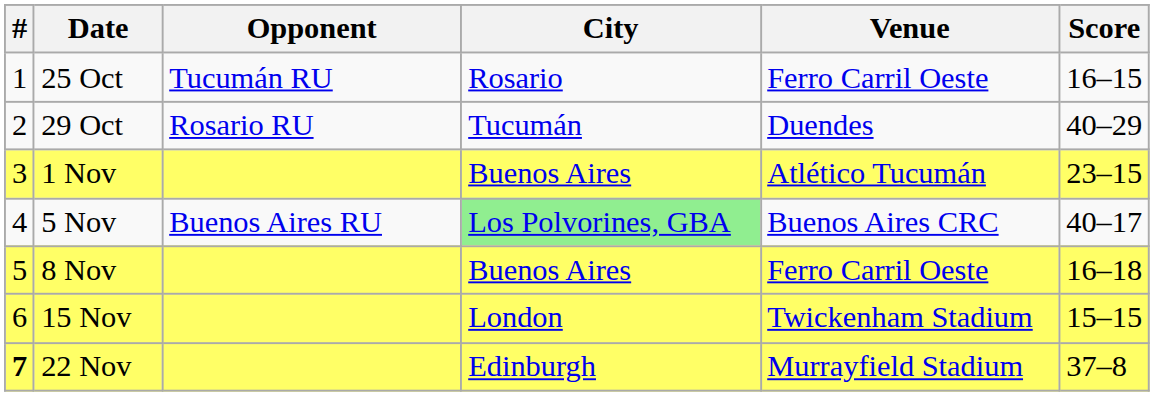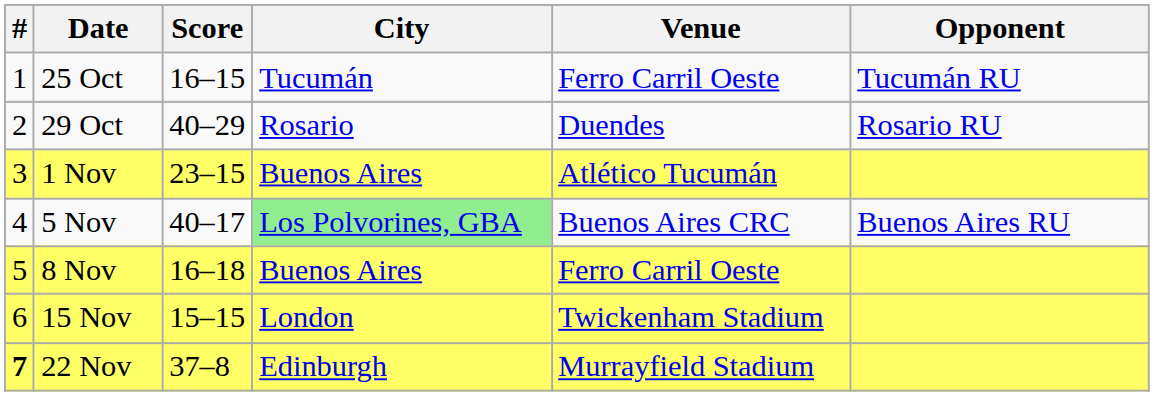columns swapped: (312, 28) <-> (1104, 28)
(515, 76) Rosario -> (316, 76) Tucumán
(525, 125) Tucumán -> (306, 125) Rosario
